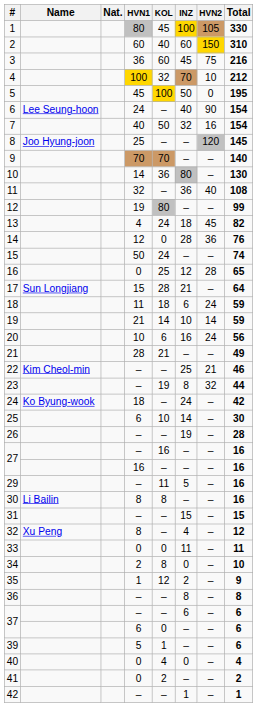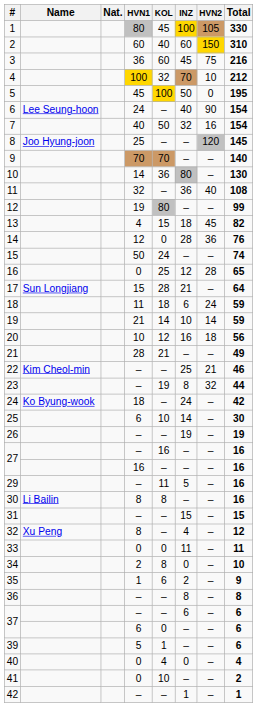(164, 223) 24 -> (164, 223) 15
(164, 337) 6 -> (164, 337) 12
(211, 337) 24 -> (211, 337) 18
(239, 434) 28 -> (239, 434) 19
(164, 581) 12 -> (164, 581) 6
(164, 678) 2 -> (164, 678) 10
